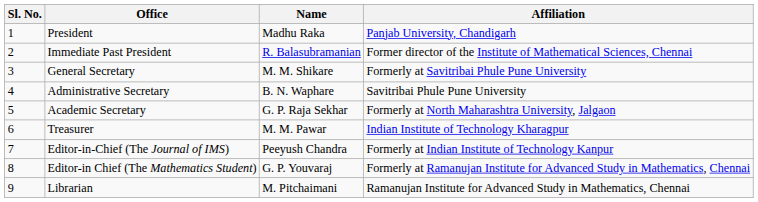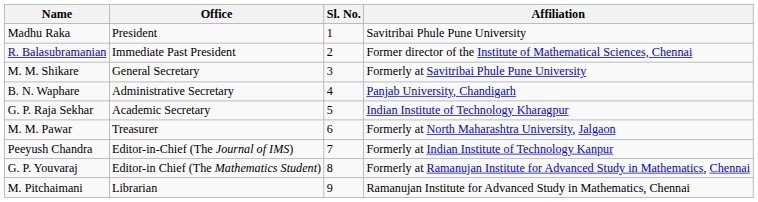columns swapped: (25, 14) <-> (312, 14)
(441, 33) Panjab University, Chandigarh -> (446, 33) Savitribai Phule Pune University
(446, 91) Savitribai Phule Pune University -> (441, 91) Panjab University, Chandigarh
(491, 110) Formerly at North Maharashtra University, Jalgaon -> (468, 110) Indian Institute of Technology Kharagpur
(468, 129) Indian Institute of Technology Kharagpur -> (491, 129) Formerly at North Maharashtra University, Jalgaon
